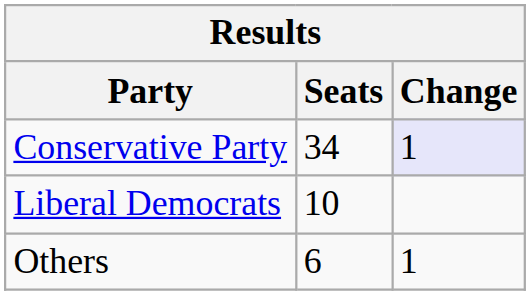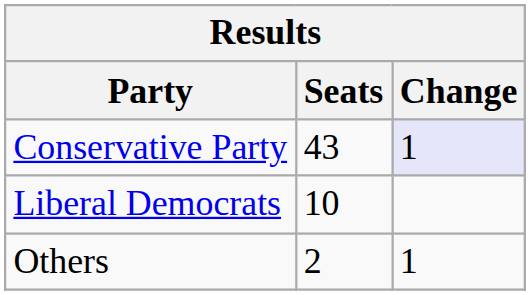(322, 146) 34 -> (322, 146) 43
(313, 260) 6 -> (313, 260) 2
